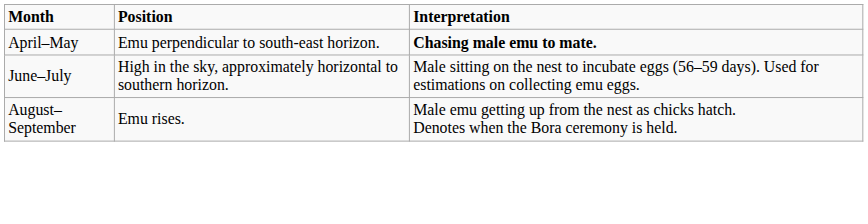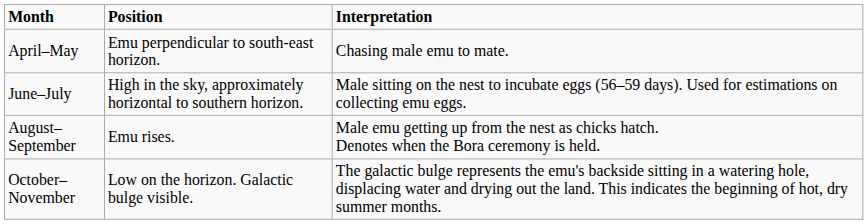(505, 42) bold -> (422, 51) normal
+ row: (42, 188)
